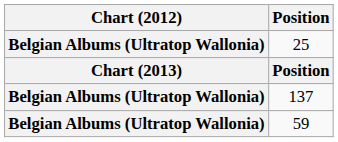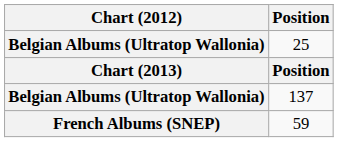(136, 123) Belgian Albums (Ultratop Wallonia) -> (136, 123) French Albums (SNEP)
